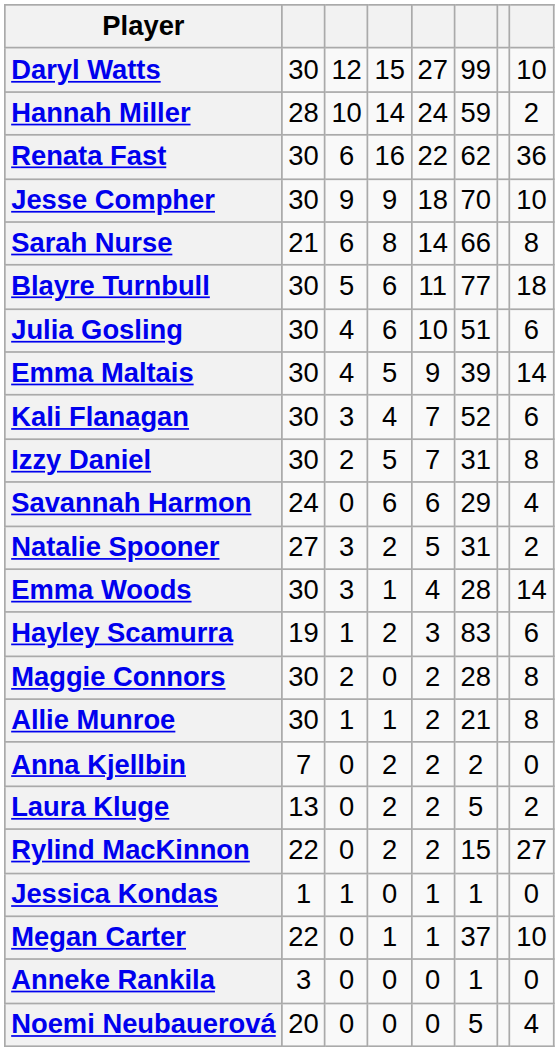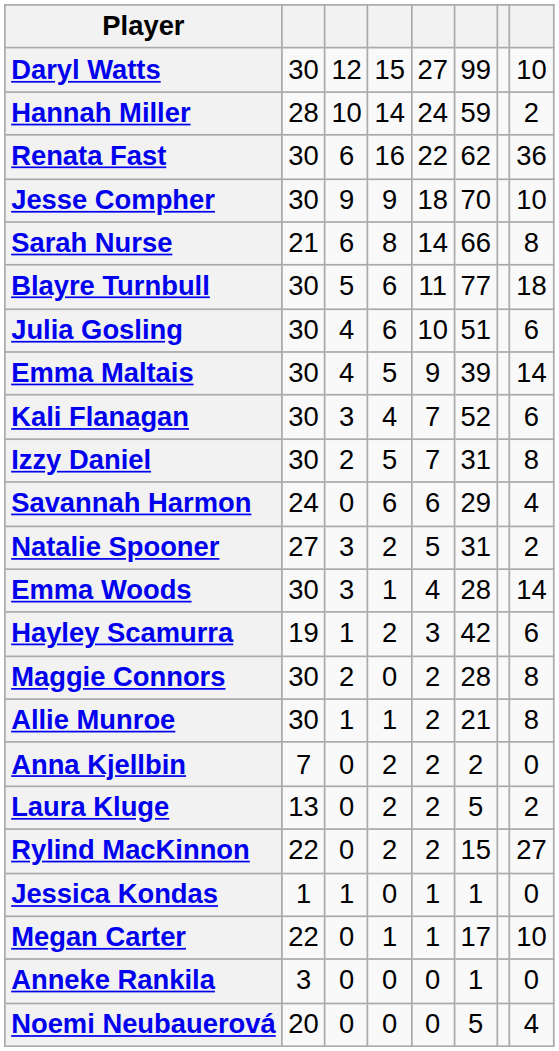(476, 633) 83 -> (476, 633) 42
(476, 937) 37 -> (476, 937) 17
